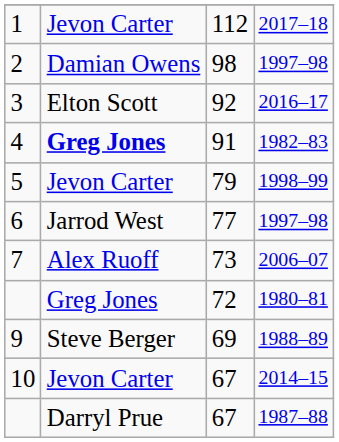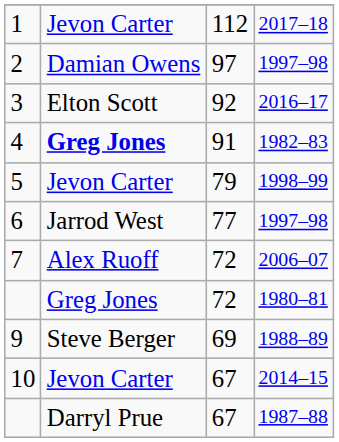(224, 63) 98 -> (224, 63) 97
(224, 260) 73 -> (224, 260) 72
